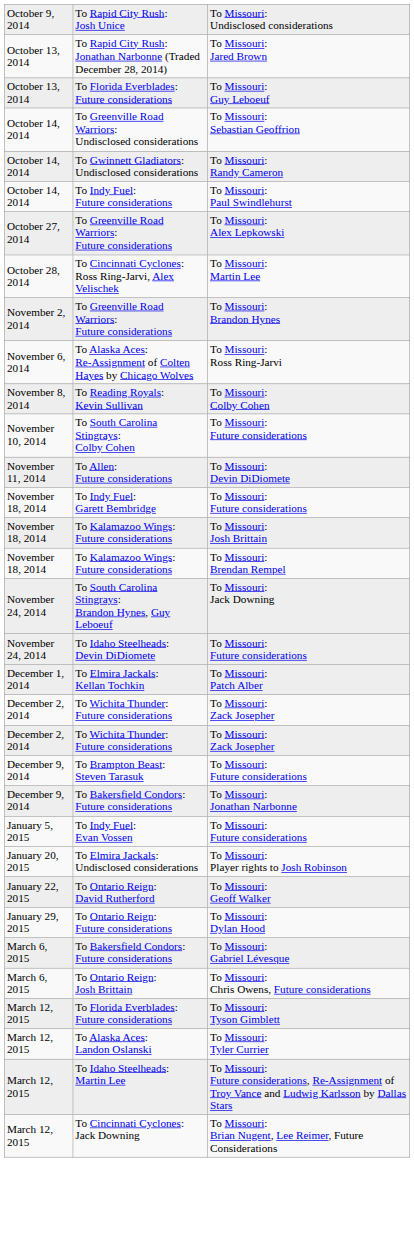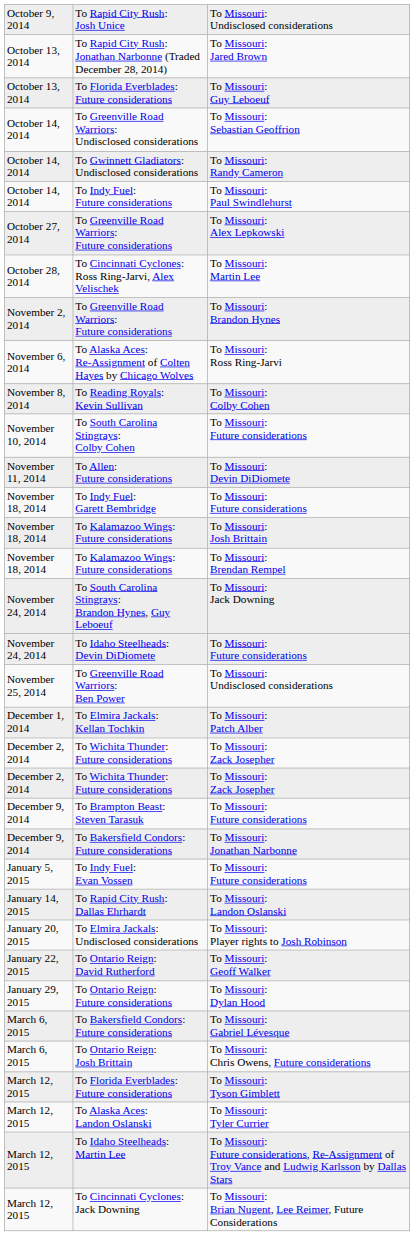+ row: (119, 685)
+ row: (121, 904)
